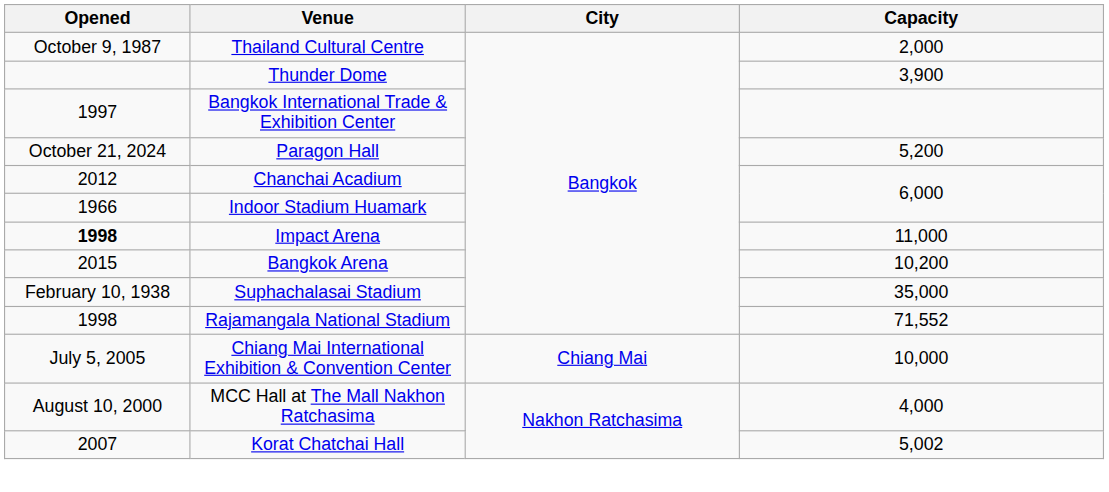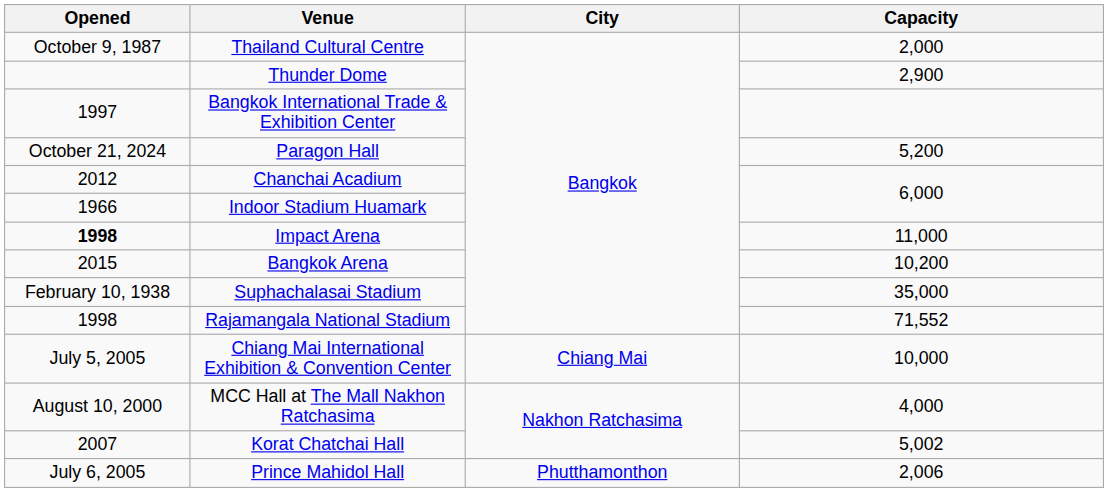(921, 74) 3,900 -> (921, 74) 2,900
+ row: (328, 472)
